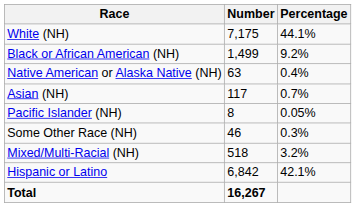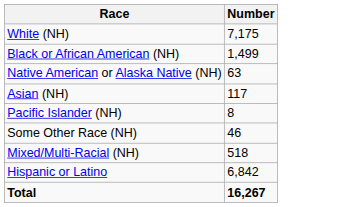- column: (314, 14)
